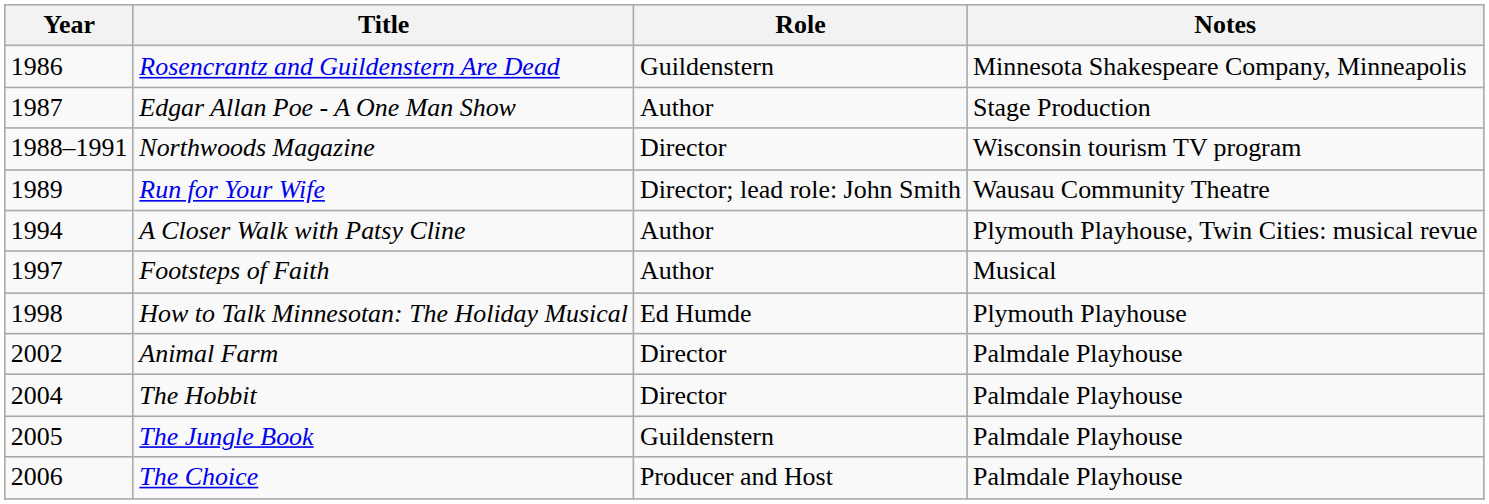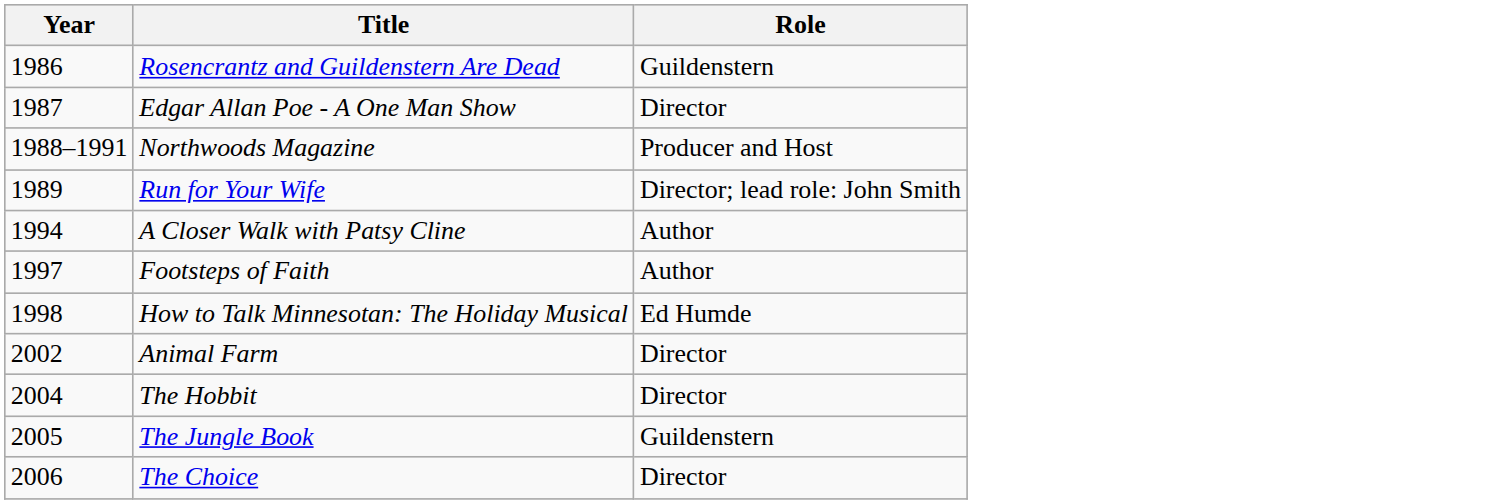- column: (1225, 25)
(677, 107) Author -> (683, 107) Director
(683, 148) Director -> (736, 148) Producer and Host
(736, 477) Producer and Host -> (683, 477) Director
